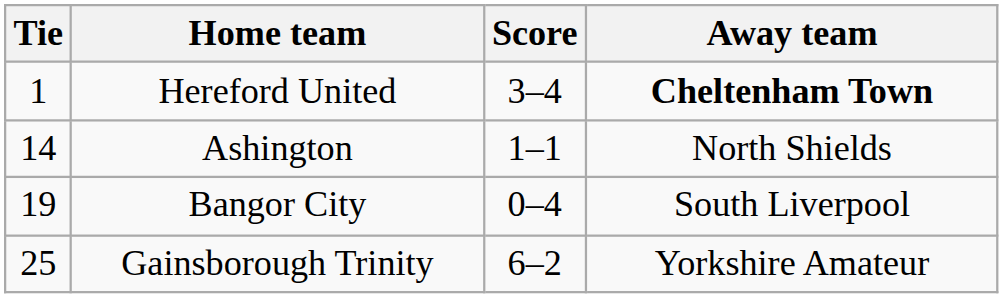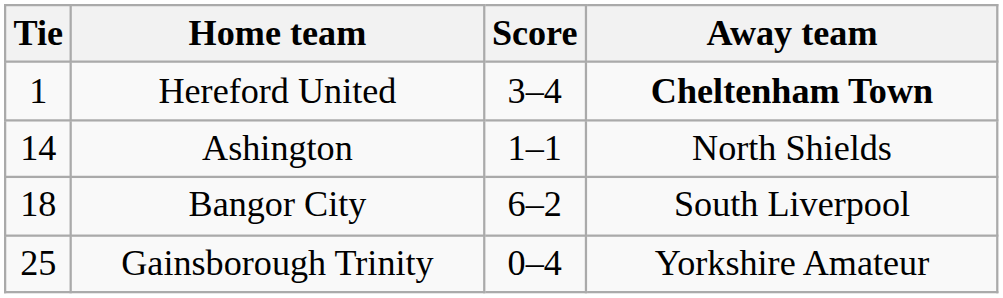(38, 205) 19 -> (38, 205) 18
(535, 205) 0–4 -> (535, 205) 6–2
(535, 262) 6–2 -> (535, 262) 0–4
